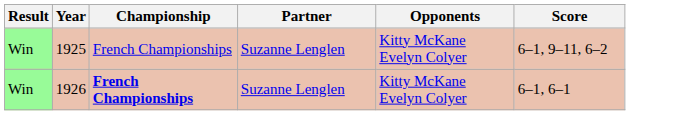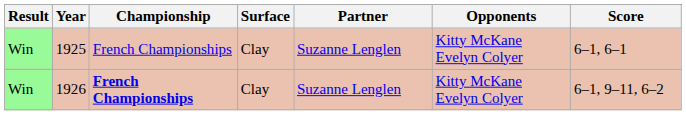+ column: (265, 16)
(563, 48) 6–1, 9–11, 6–2 -> (600, 48) 6–1, 6–1
(544, 89) 6–1, 6–1 -> (619, 89) 6–1, 9–11, 6–2
